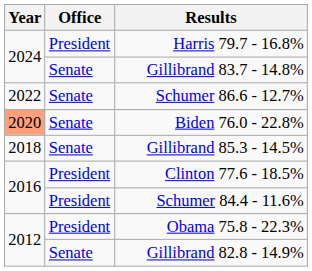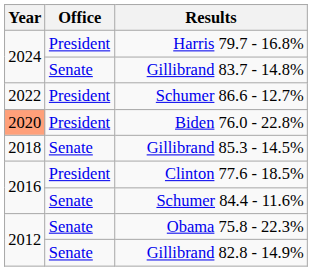(71, 95) Senate -> (80, 95) President
(71, 122) Senate -> (80, 122) President
(80, 200) President -> (71, 200) Senate
(80, 226) President -> (71, 226) Senate
